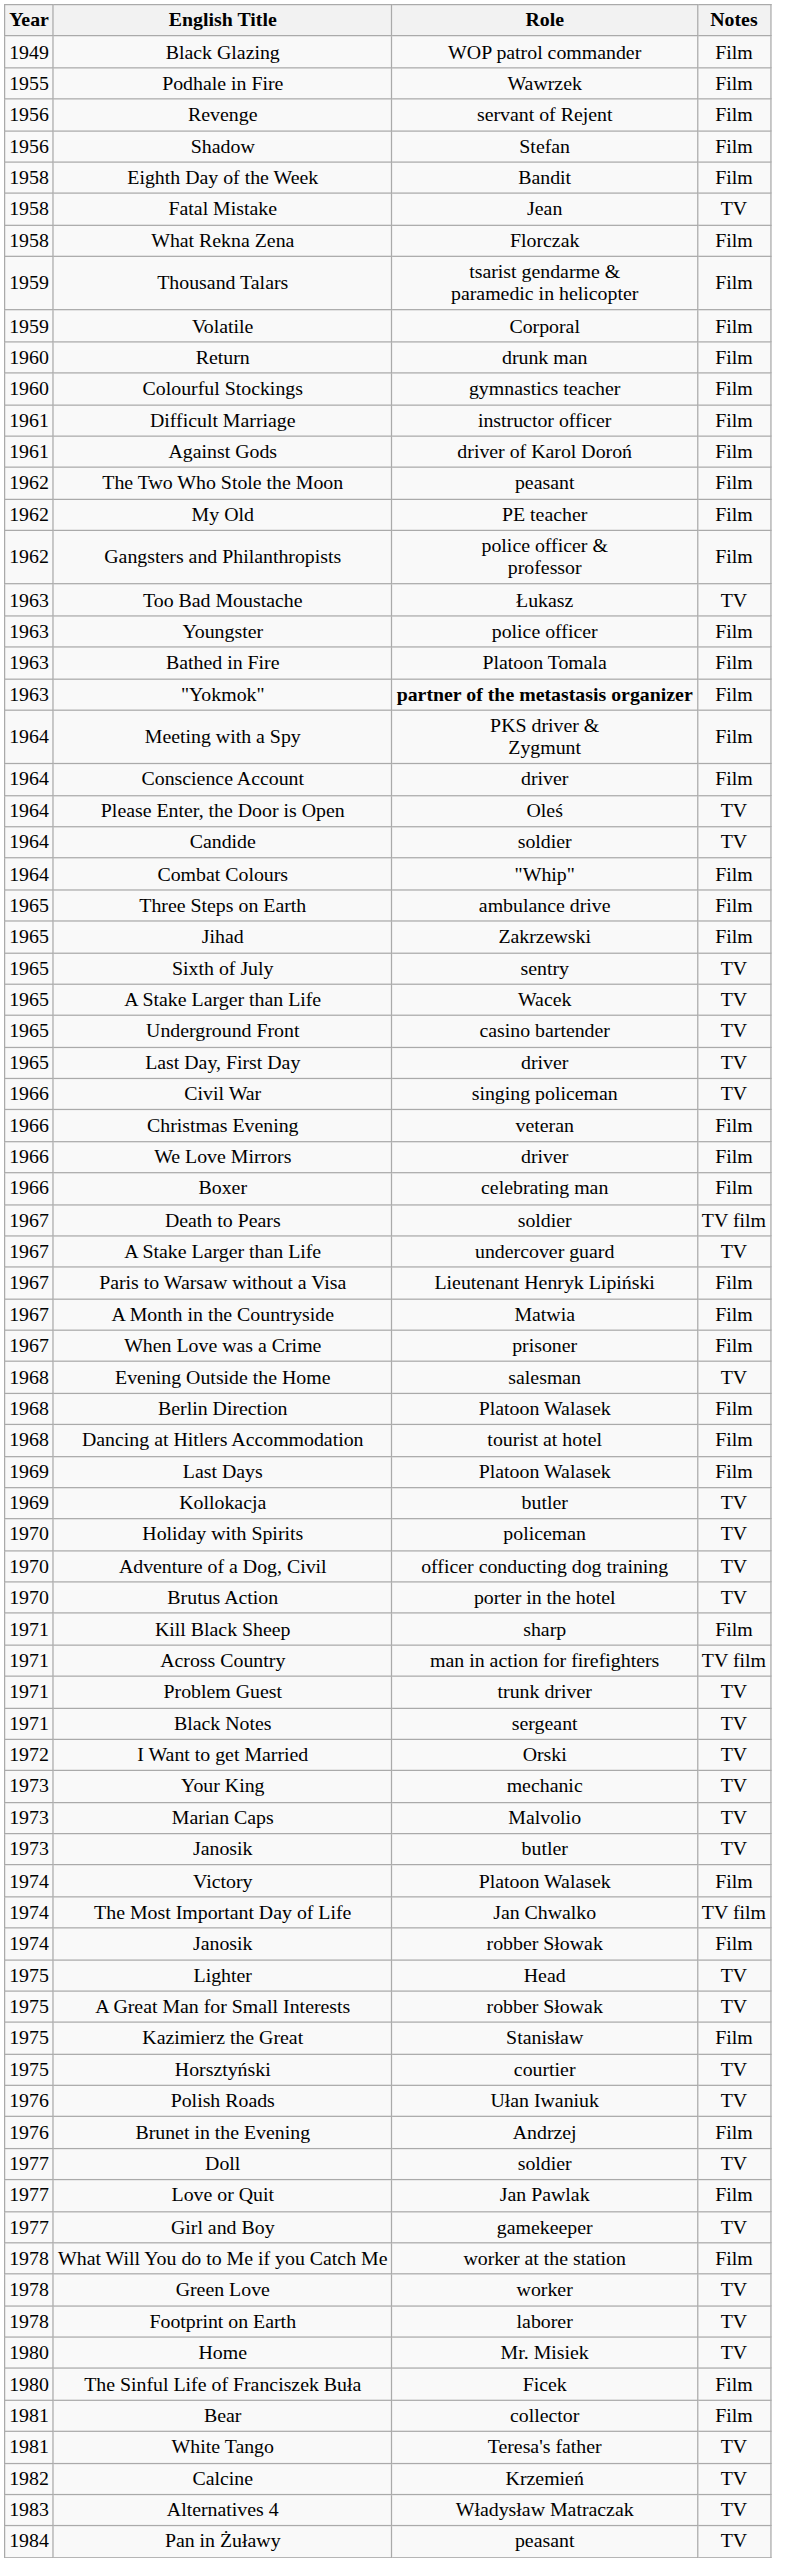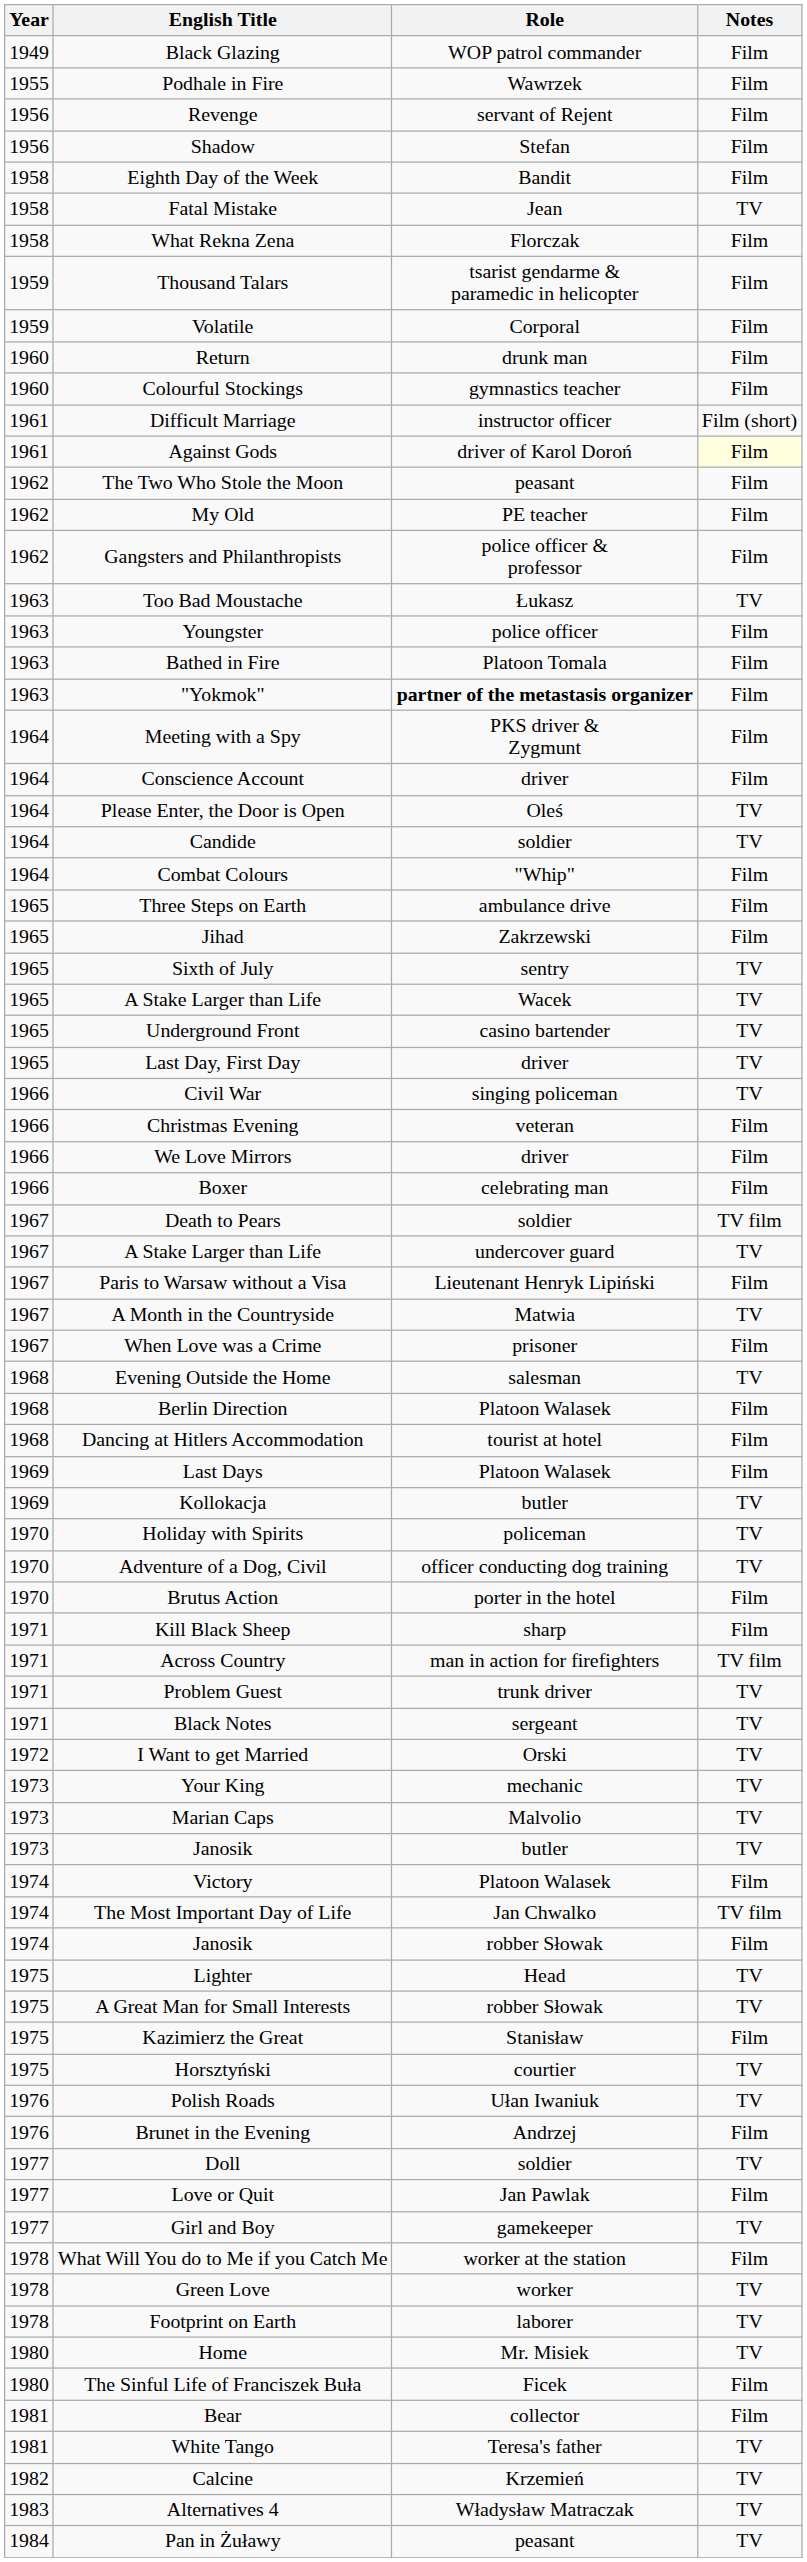(734, 420) Film -> (750, 420) Film (short)
(734, 451) no background -> (750, 451) lightyellow background
(734, 1314) Film -> (750, 1314) TV
(734, 1597) TV -> (750, 1597) Film
